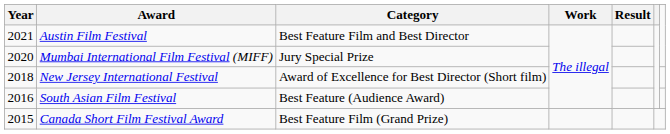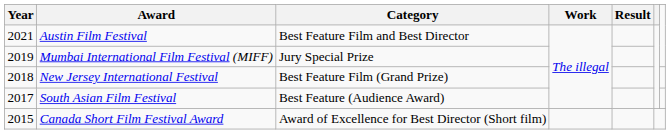(21, 56) 2020 -> (21, 56) 2019
(413, 77) Award of Excellence for Best Director (Short film) -> (363, 77) Best Feature Film (Grand Prize)
(21, 98) 2016 -> (21, 98) 2017
(363, 118) Best Feature Film (Grand Prize) -> (413, 118) Award of Excellence for Best Director (Short film)
